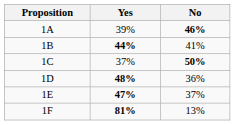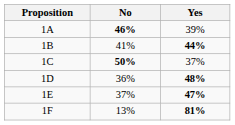columns swapped: (125, 12) <-> (195, 12)
